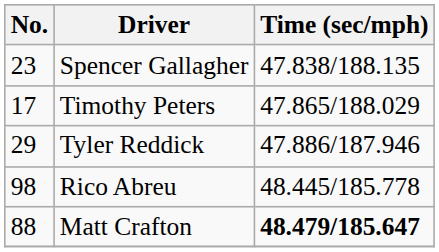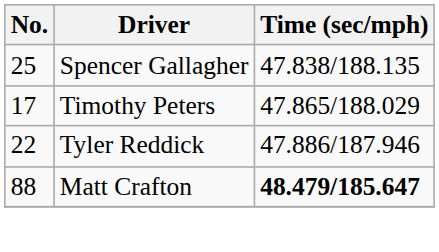(23, 65) 23 -> (23, 65) 25
(23, 145) 29 -> (23, 145) 22
- row: (118, 186)
